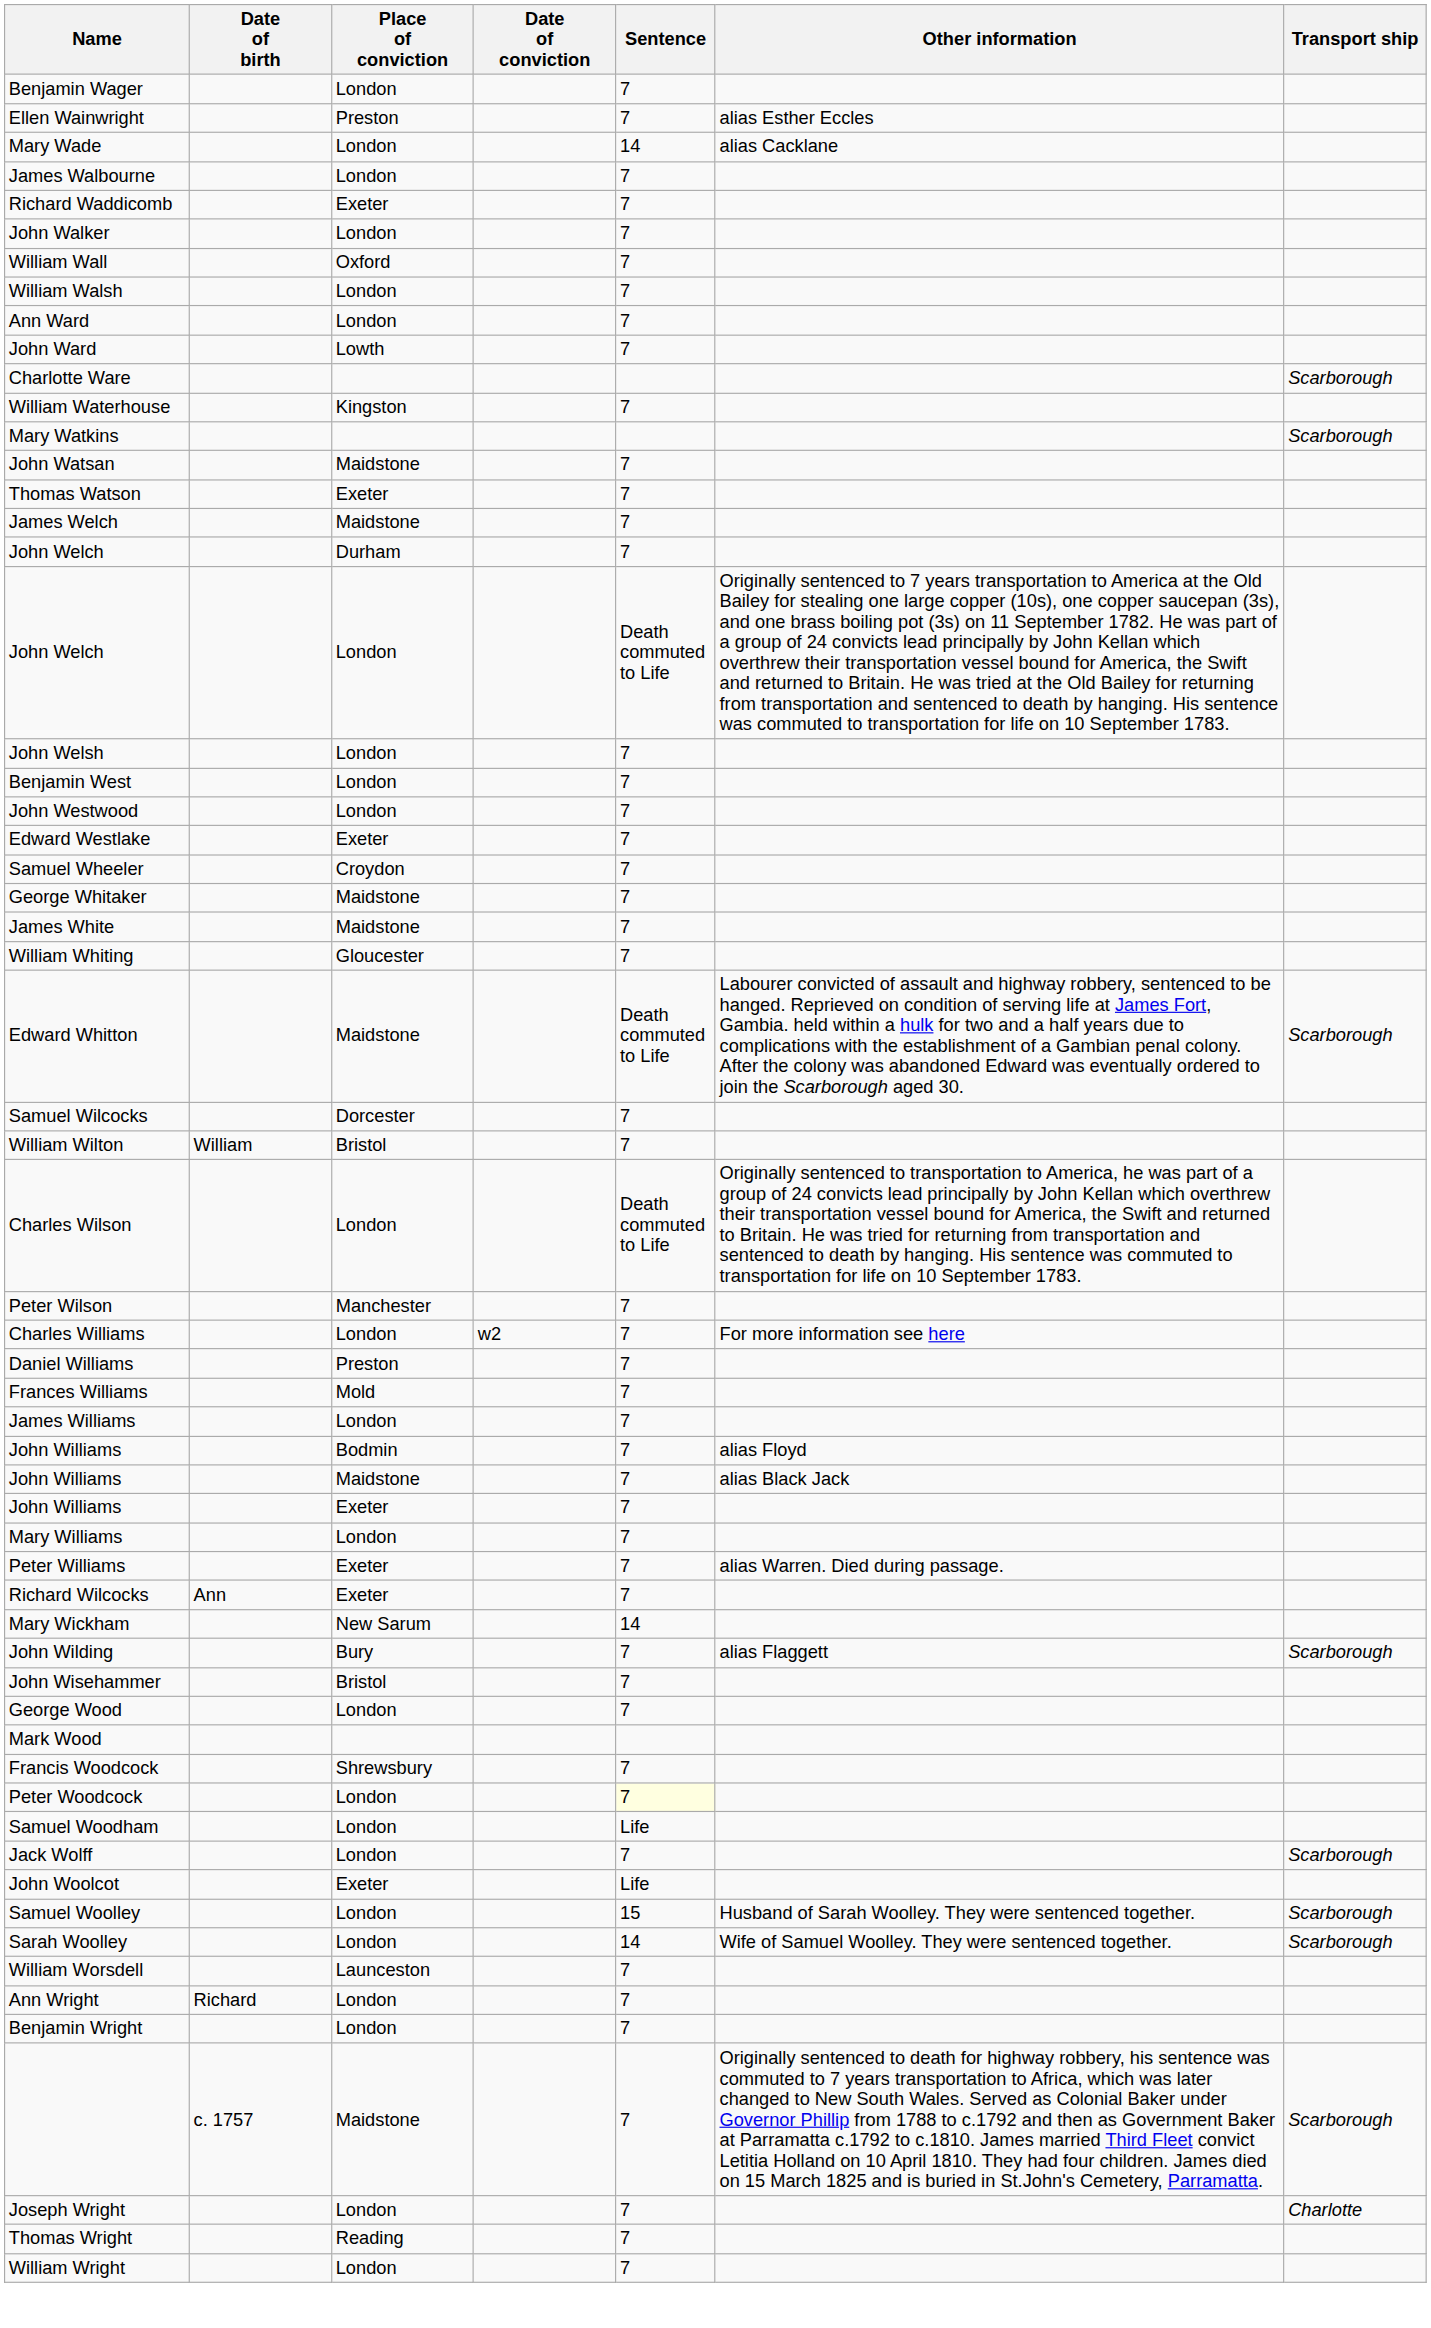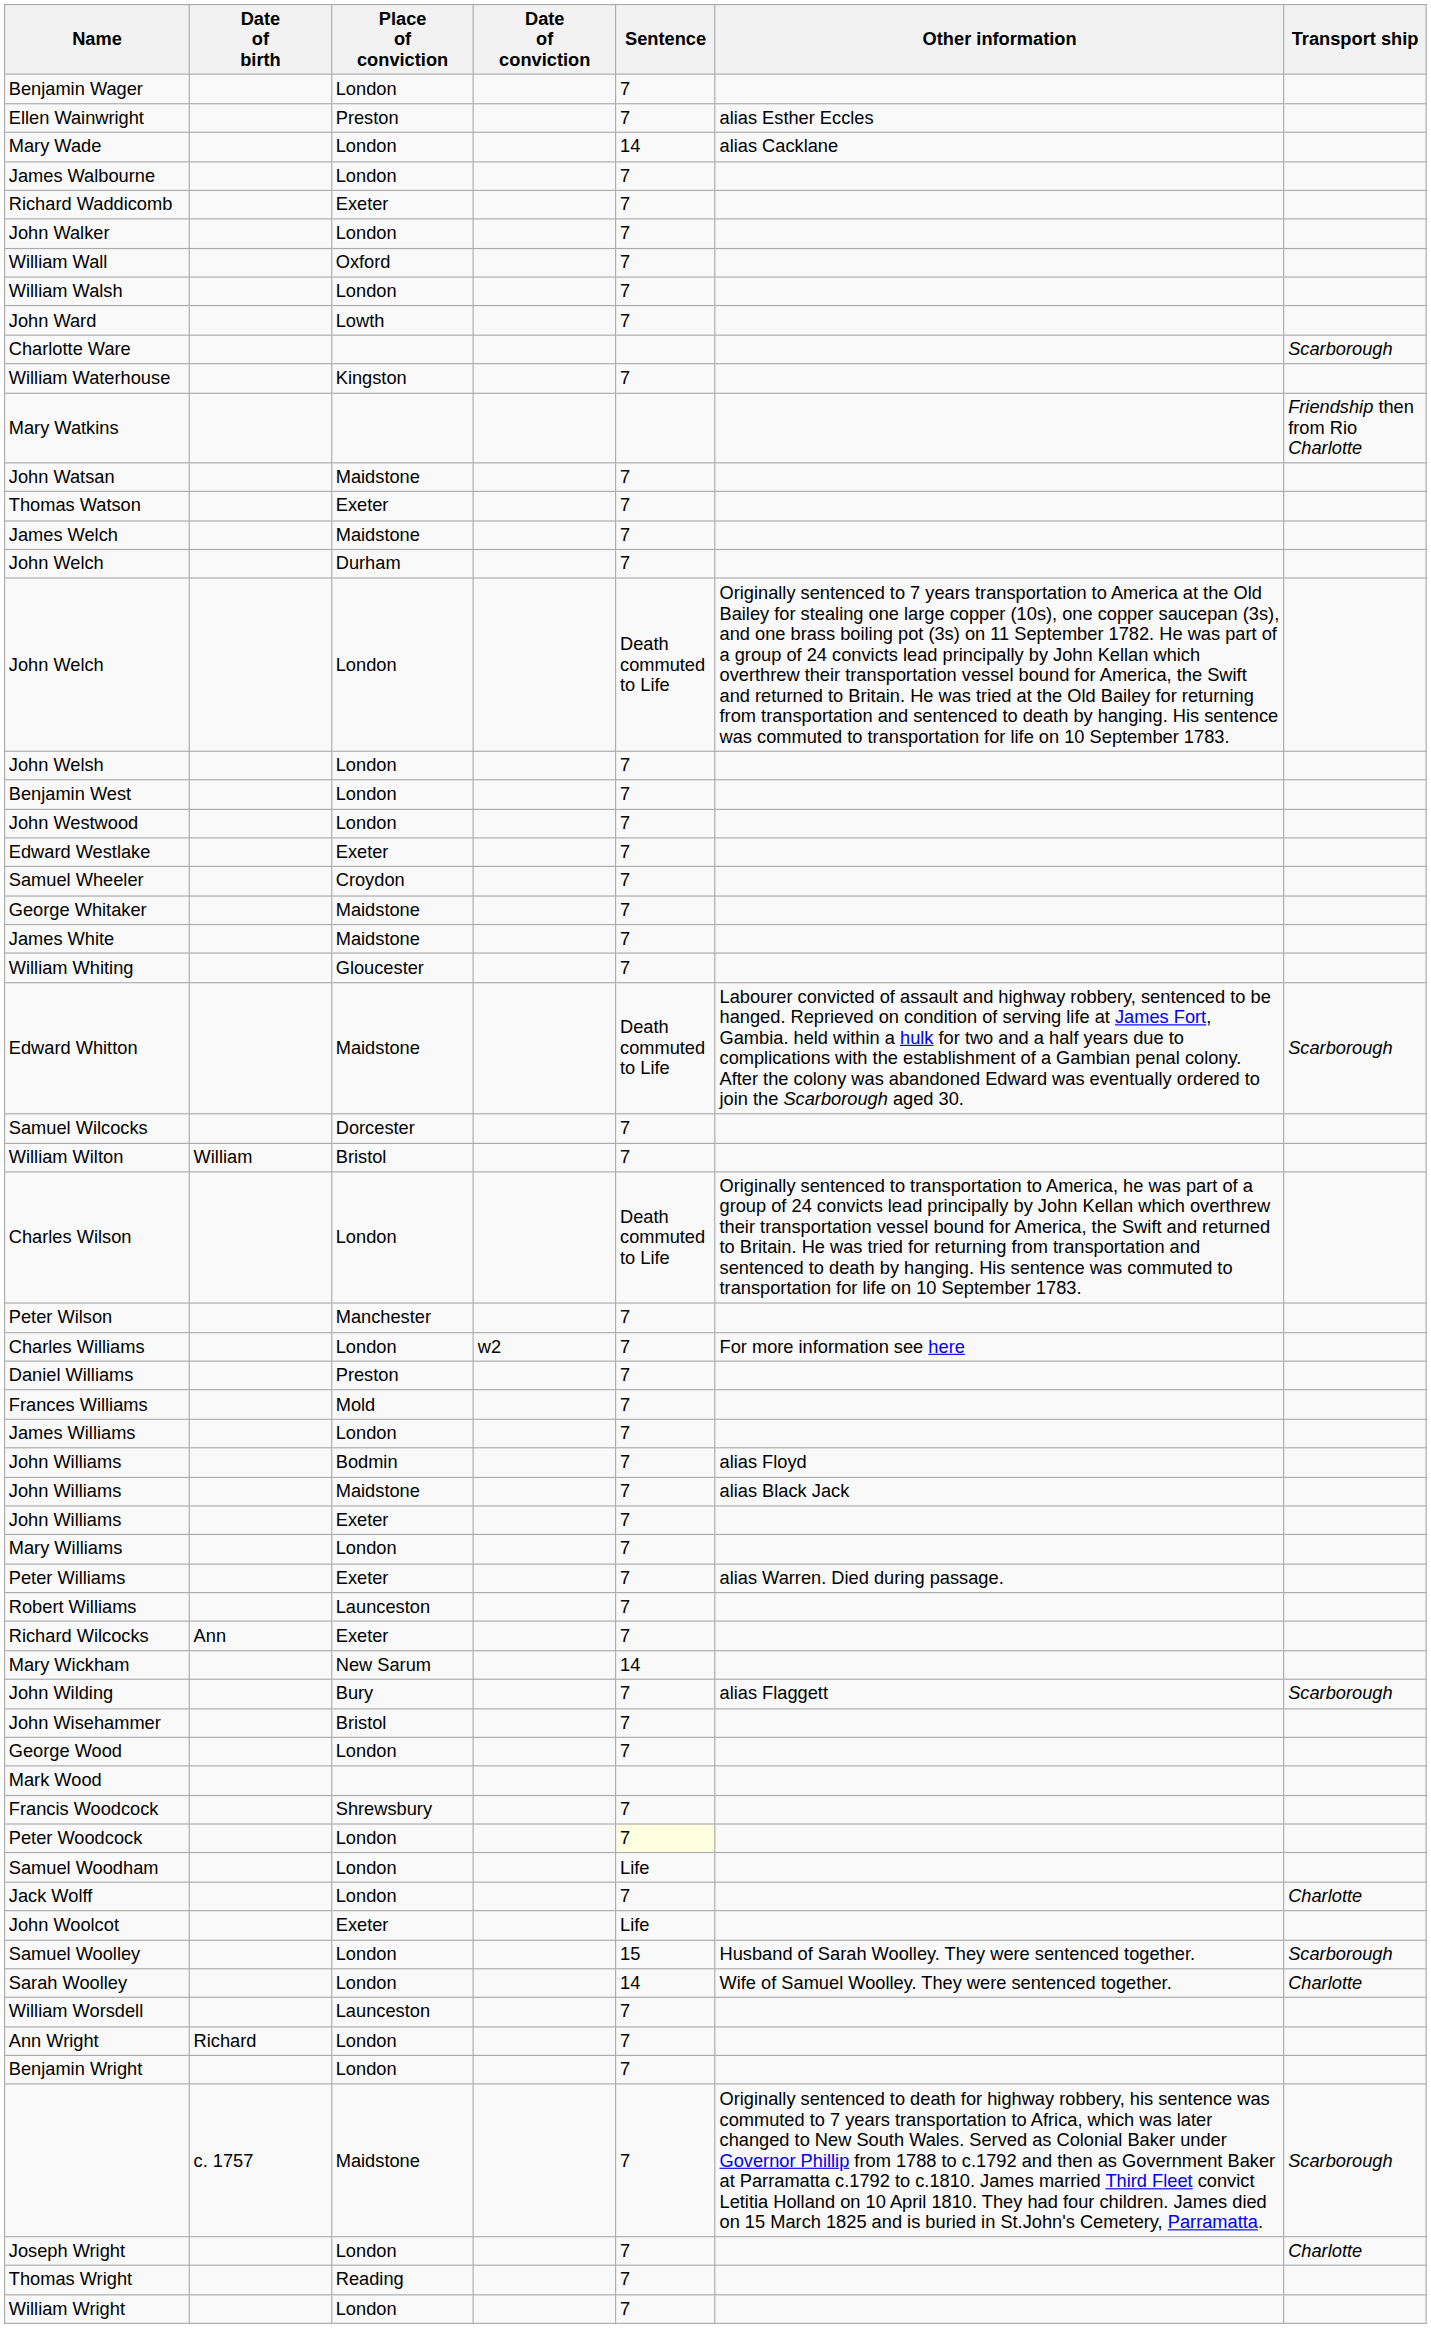- row: (49, 320)
(1340, 436) Scarborough -> (1351, 427) Friendship then from Rio Charlotte
+ row: (73, 1606)
(1340, 1855) Scarborough -> (1325, 1896) Charlotte
(1340, 1942) Scarborough -> (1325, 1983) Charlotte
